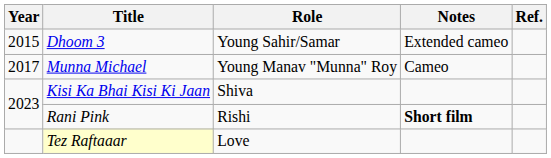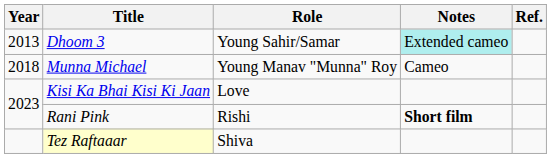(24, 41) 2015 -> (24, 41) 2013
(456, 41) no background -> (456, 41) paleturquoise background
(24, 66) 2017 -> (24, 66) 2018
(235, 91) Shiva -> (233, 91) Love
(233, 141) Love -> (235, 141) Shiva
